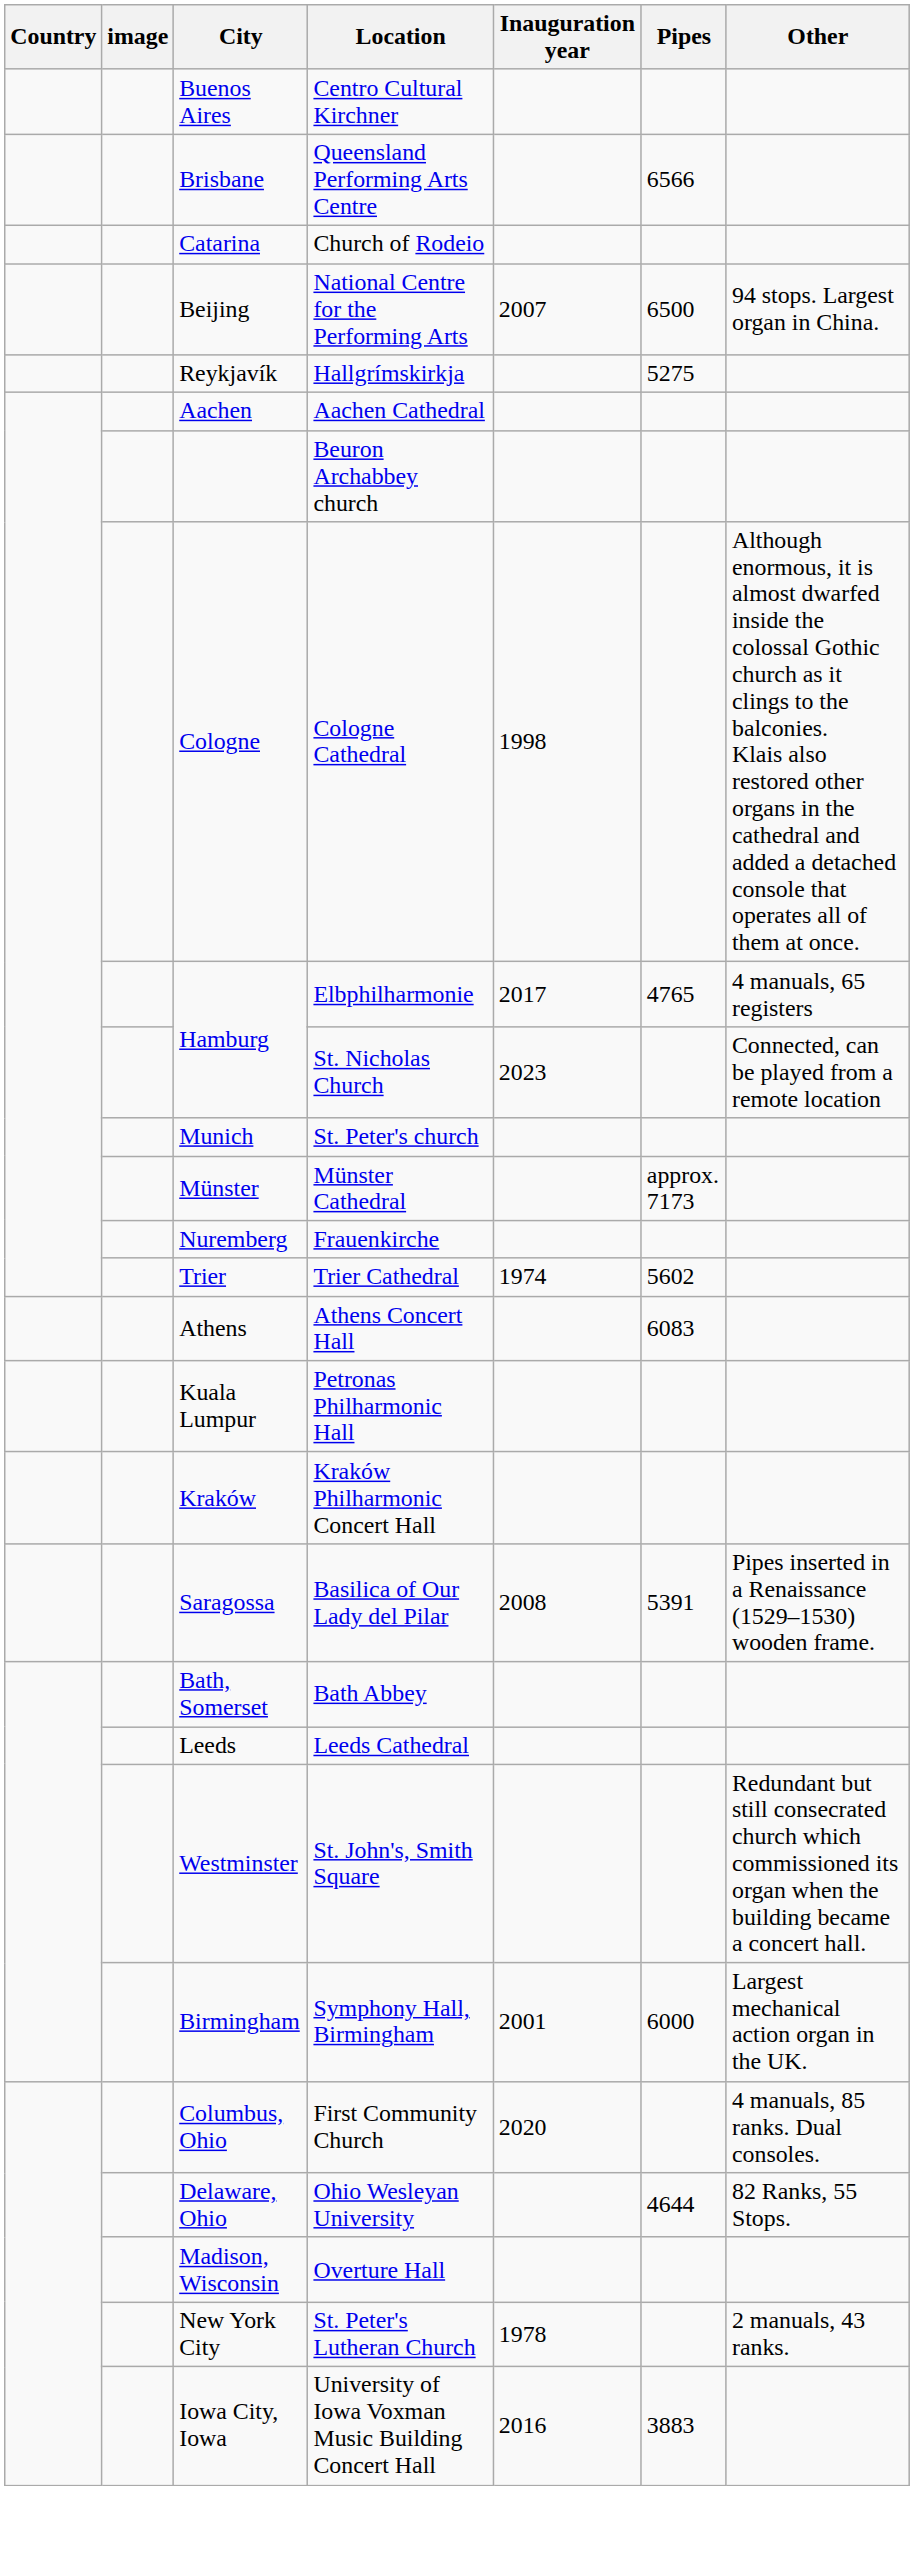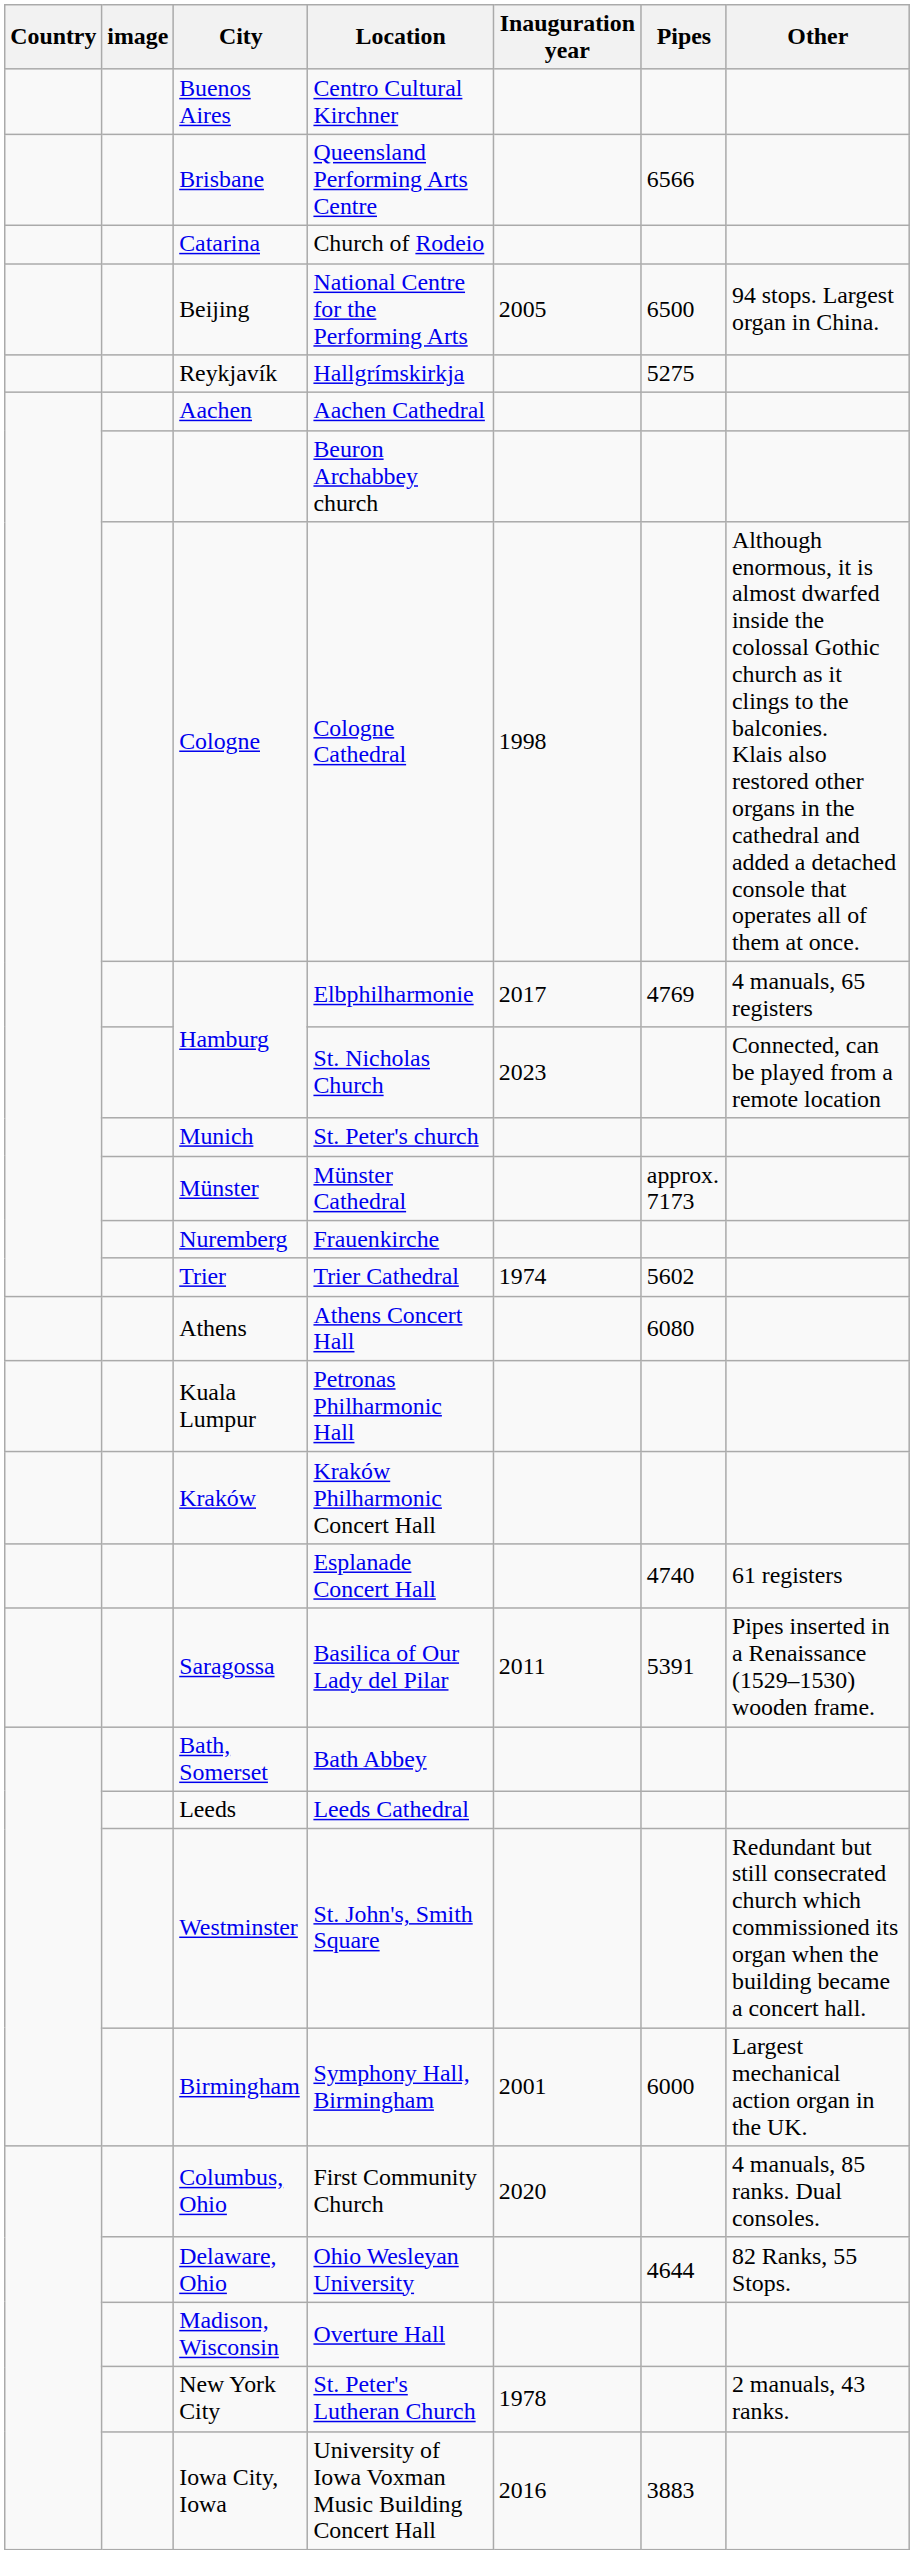(523, 308) 2007 -> (523, 308) 2005
(671, 993) 4765 -> (671, 993) 4769
(671, 1328) 6083 -> (671, 1328) 6080
+ row: (375, 1575)
(523, 1602) 2008 -> (522, 1667) 2011
